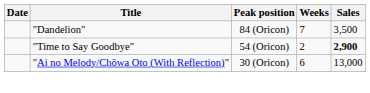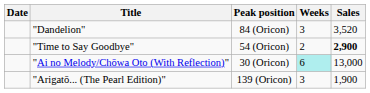(302, 29) 7 -> (302, 29) 3
(345, 29) 3,500 -> (345, 29) 3,520
(302, 63) no background -> (302, 63) paleturquoise background
+ row: (99, 79)
